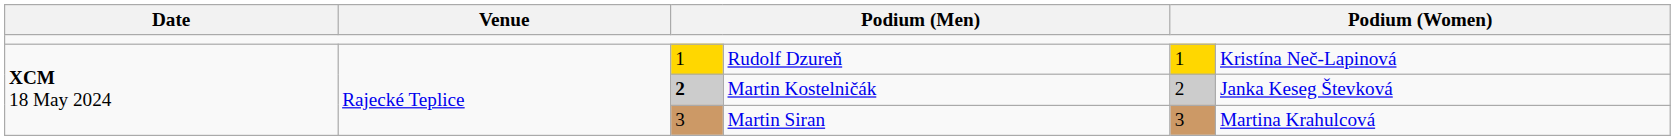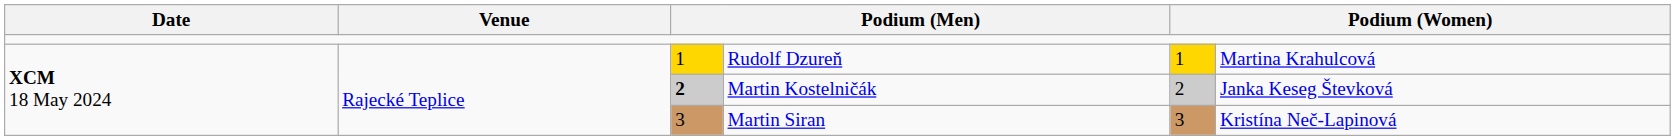(1308, 59) Kristína Neč-Lapinová -> (1298, 59) Martina Krahulcová
(1298, 119) Martina Krahulcová -> (1308, 119) Kristína Neč-Lapinová
